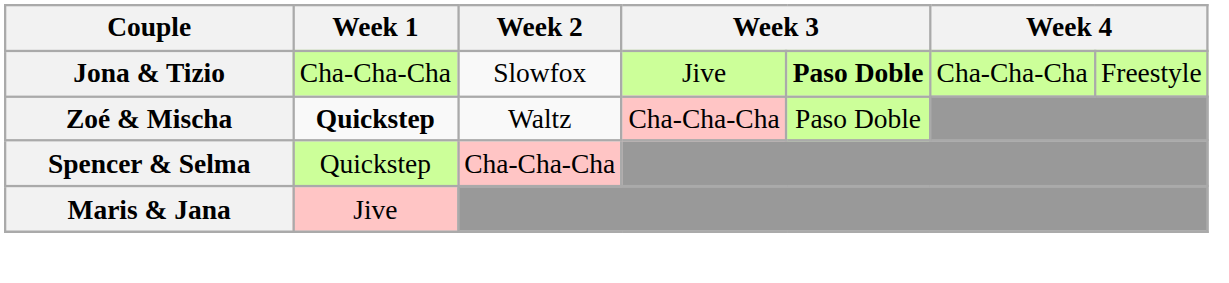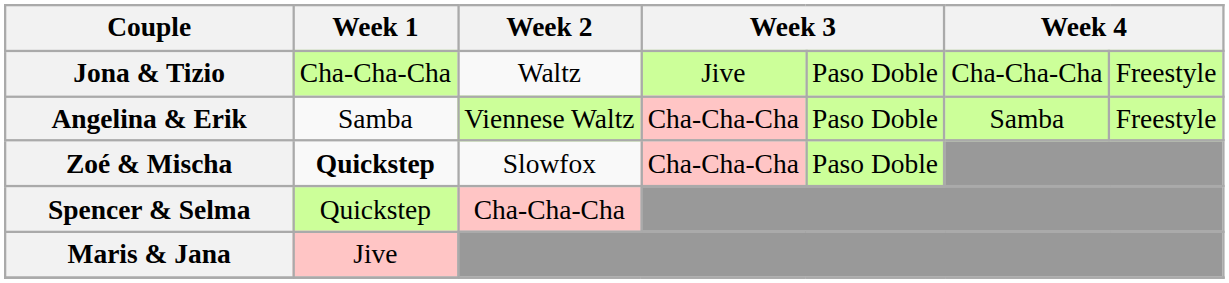(540, 73) Slowfox -> (549, 73) Waltz
(858, 73) bold -> (875, 73) normal
+ row: (149, 118)
(540, 118) Waltz -> (549, 164) Slowfox
